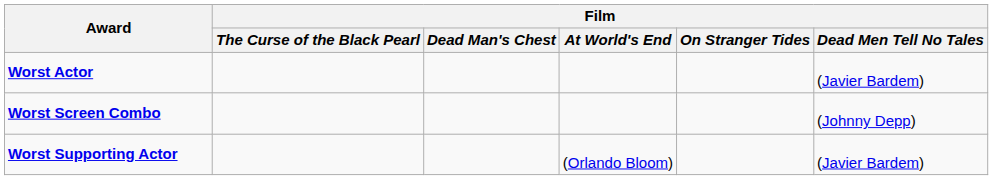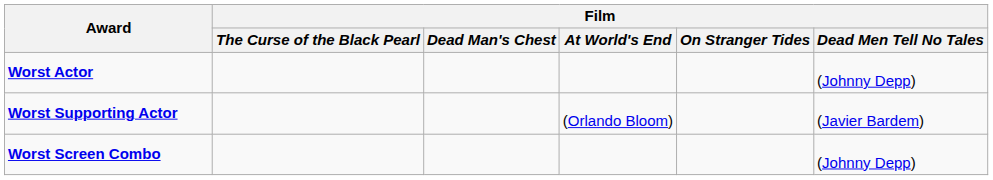(871, 81) (Javier Bardem) -> (866, 81) (Johnny Depp)
rows swapped: (93, 154) <-> (84, 113)
